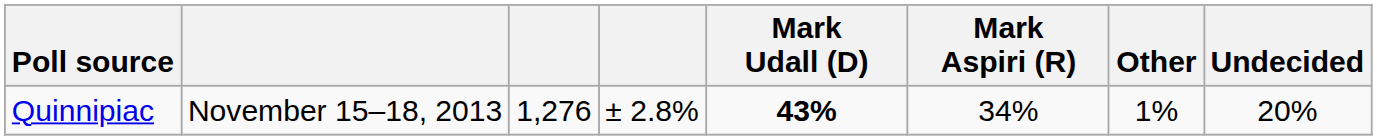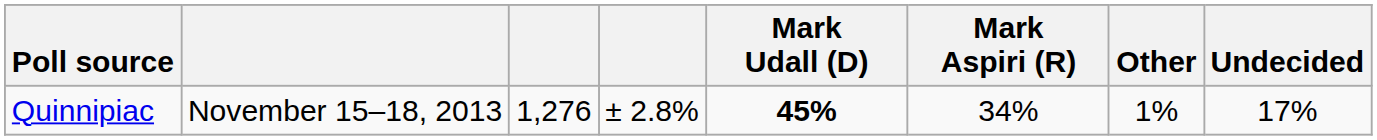(807, 109) 43% -> (807, 109) 45%
(1287, 109) 20% -> (1287, 109) 17%
